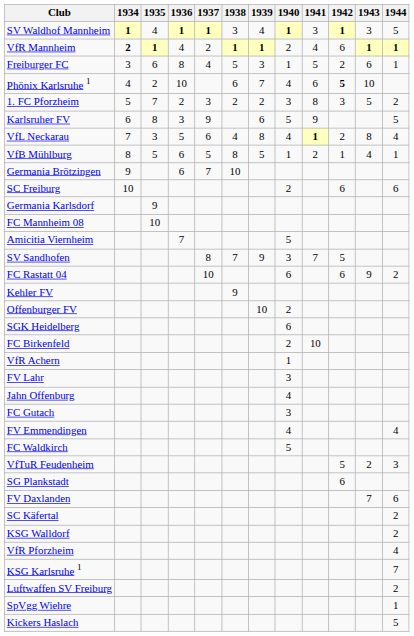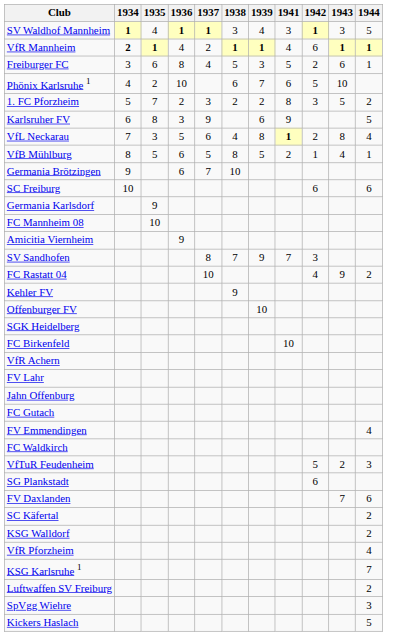- column: (289, 13)
(342, 83) bold -> (315, 83) normal
(181, 240) 7 -> (181, 240) 9
(342, 257) 5 -> (315, 257) 3
(342, 274) 6 -> (315, 274) 4
(396, 605) 1 -> (369, 605) 3
